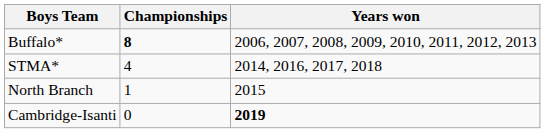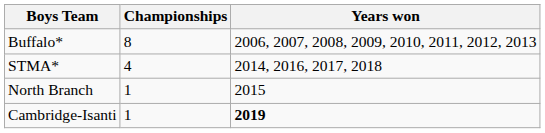(128, 41) bold -> (128, 41) normal
(128, 115) 0 -> (128, 115) 1
